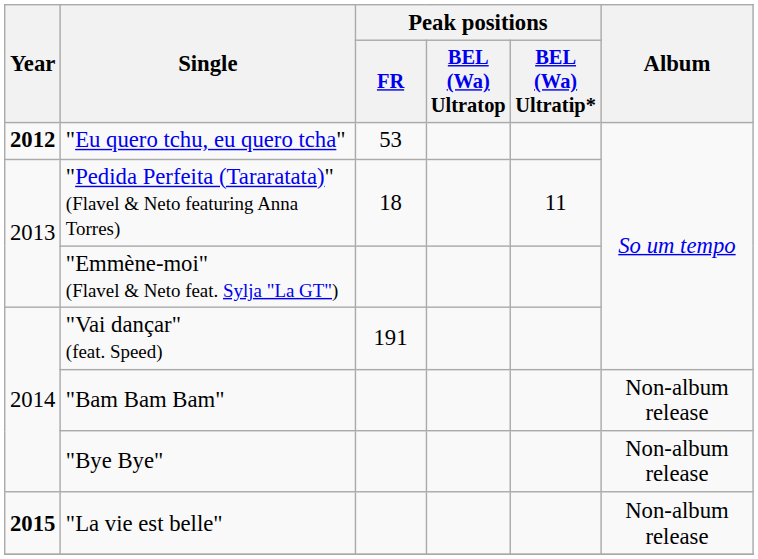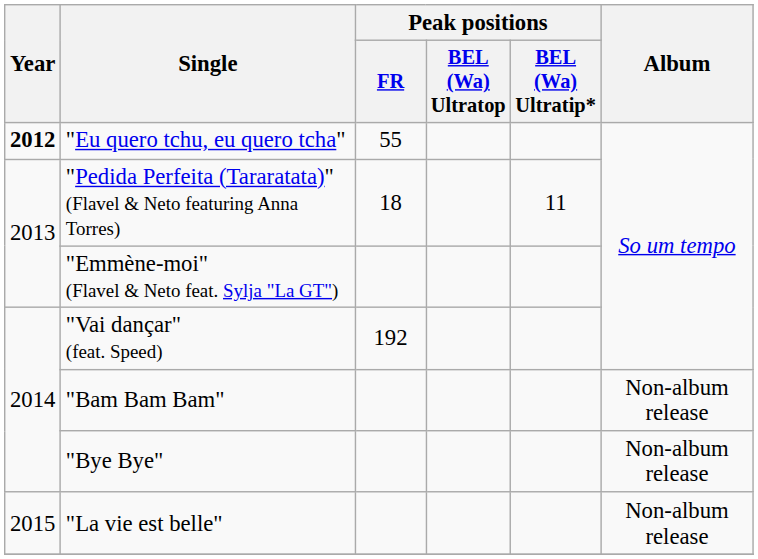(391, 140) 53 -> (391, 140) 55
(391, 338) 191 -> (391, 338) 192
(33, 522) bold -> (33, 522) normal
